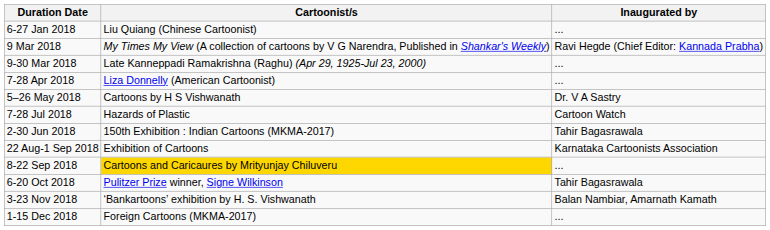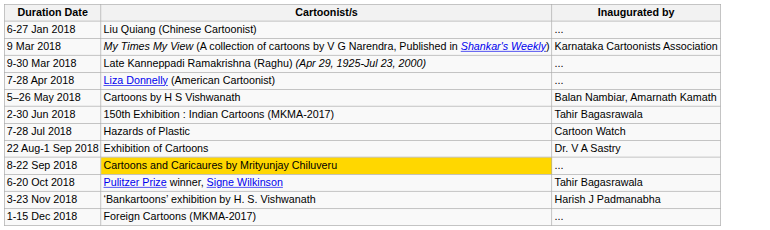(659, 47) Ravi Hegde (Chief Editor: Kannada Prabha) -> (636, 47) Karnataka Cartoonists Association
(588, 98) Dr. V A Sastry -> (636, 98) Balan Nambiar, Amarnath Kamath
rows swapped: (41, 132) <-> (39, 115)
(636, 149) Karnataka Cartoonists Association -> (588, 149) Dr. V A Sastry
(636, 200) Balan Nambiar, Amarnath Kamath -> (608, 200) Harish J Padmanabha
